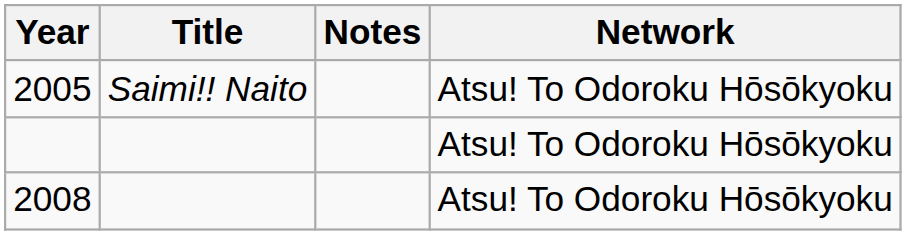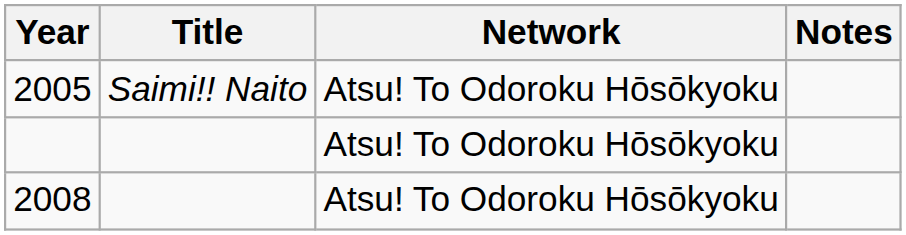columns swapped: (665, 32) <-> (372, 32)
